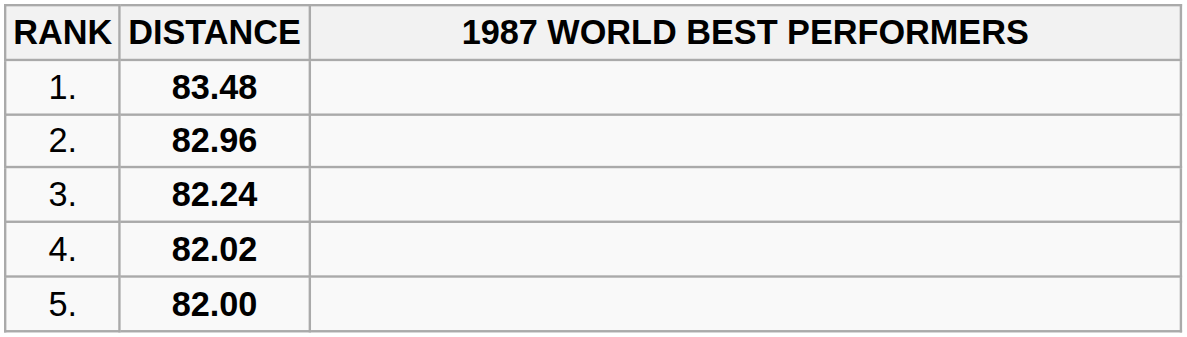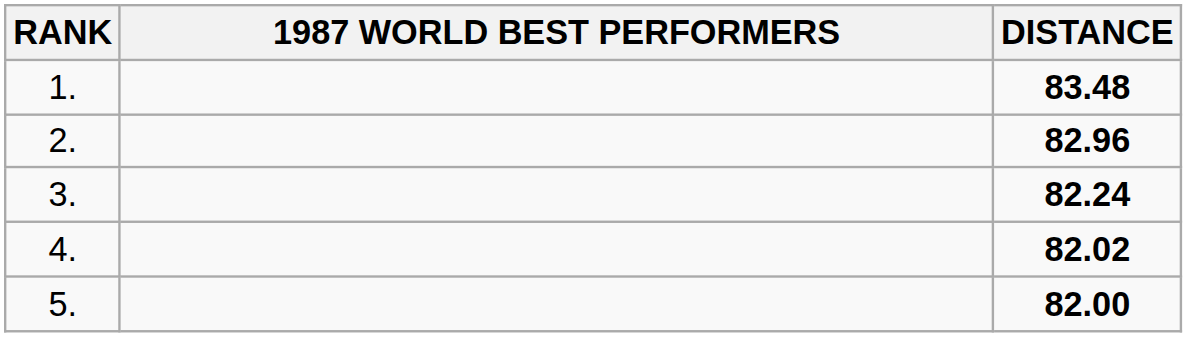columns swapped: (745, 33) <-> (215, 33)
